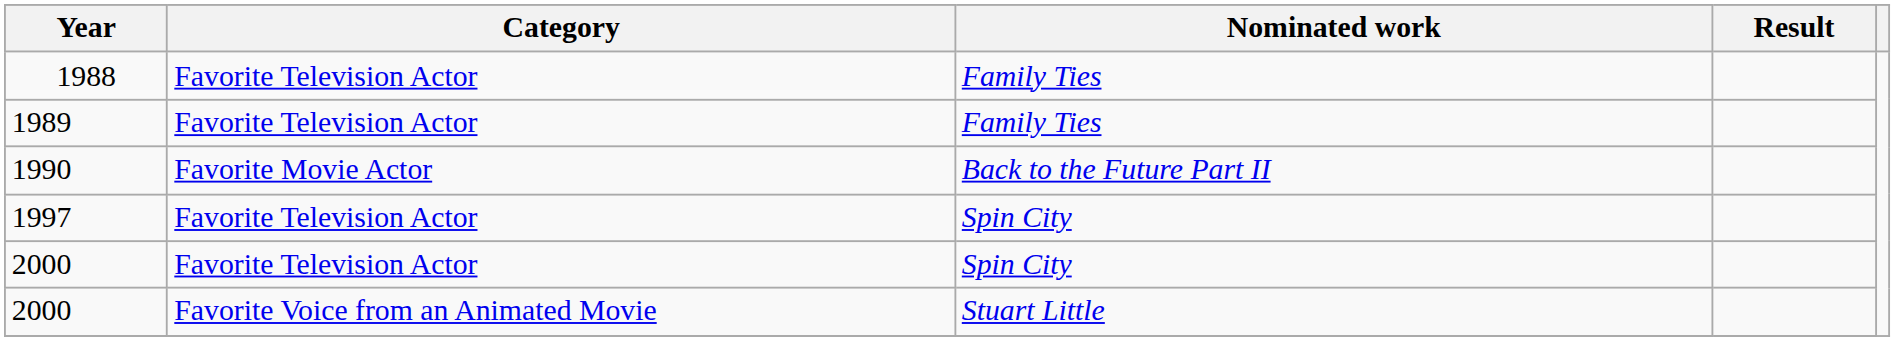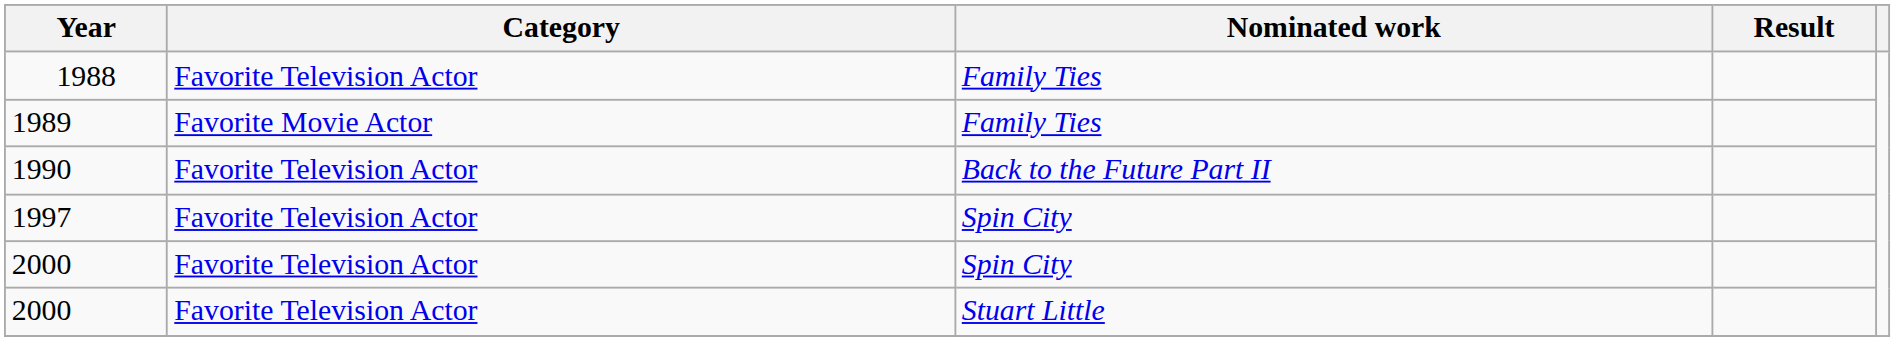(326, 122) Favorite Television Actor -> (303, 122) Favorite Movie Actor
(303, 169) Favorite Movie Actor -> (326, 169) Favorite Television Actor
(416, 311) Favorite Voice from an Animated Movie -> (326, 311) Favorite Television Actor
